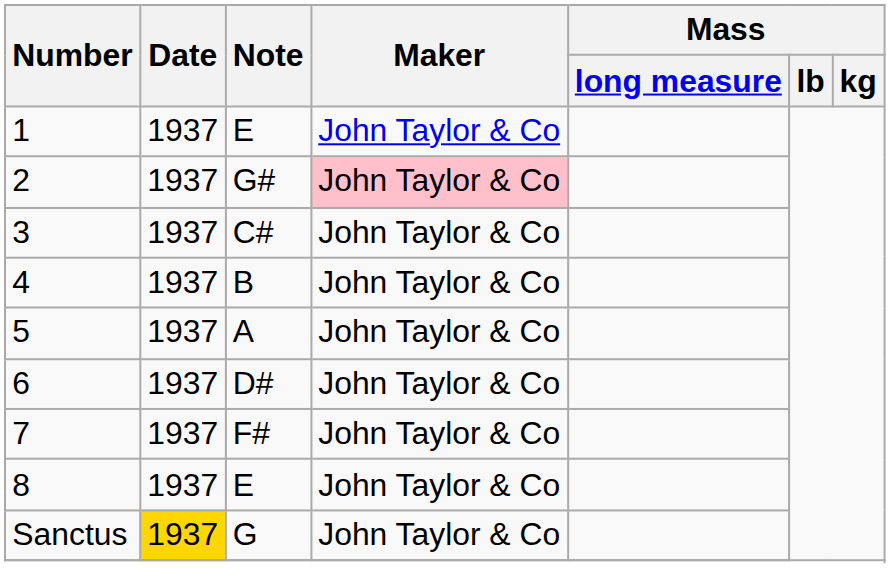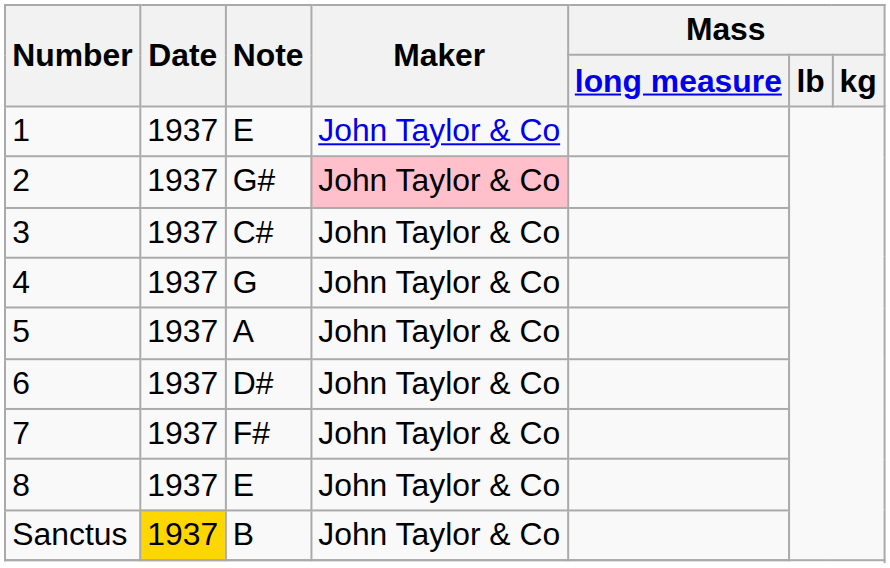(243, 282) B -> (245, 282) G
(245, 534) G -> (243, 534) B
